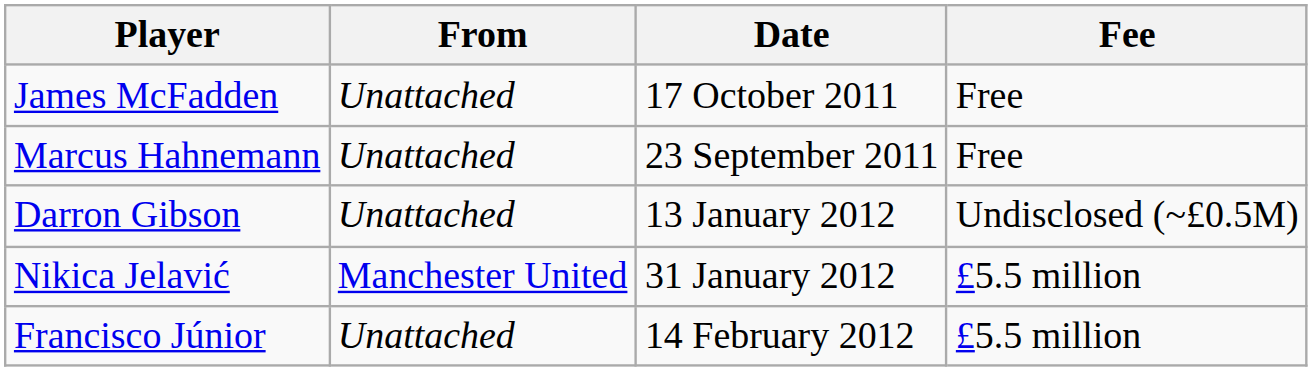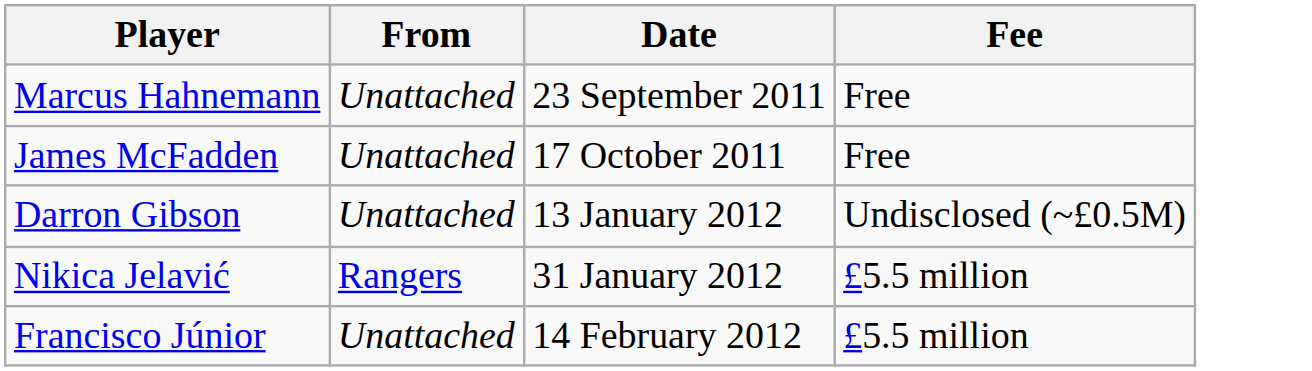rows swapped: (167, 154) <-> (146, 94)
(483, 275) Manchester United -> (400, 275) Rangers
